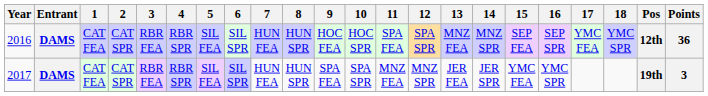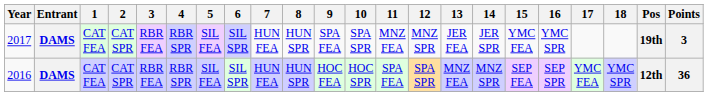rows swapped: (19, 40) <-> (19, 74)
